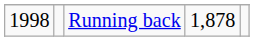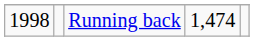(213, 20) 1,878 -> (213, 20) 1,474
